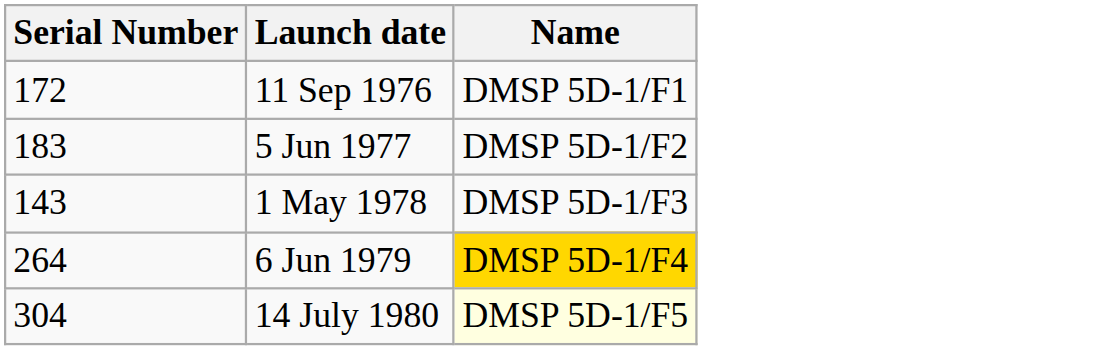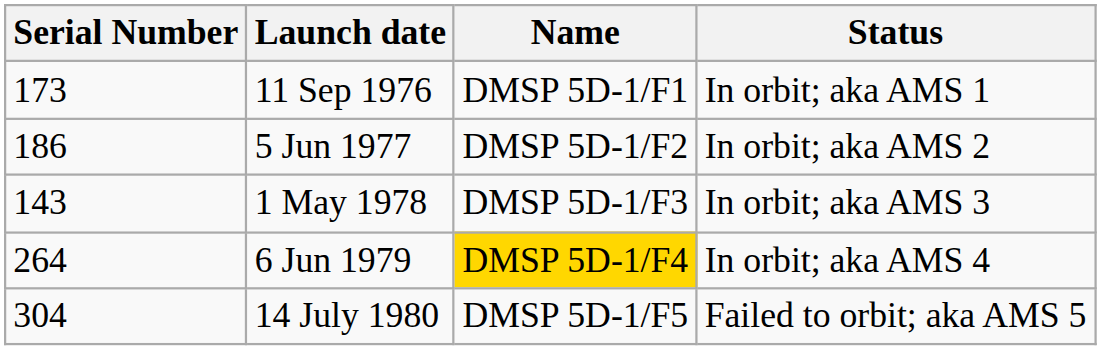+ column: (895, 32)
(40, 89) 172 -> (40, 89) 173
(40, 145) 183 -> (40, 145) 186
(575, 315) lightyellow background -> (575, 315) no background
